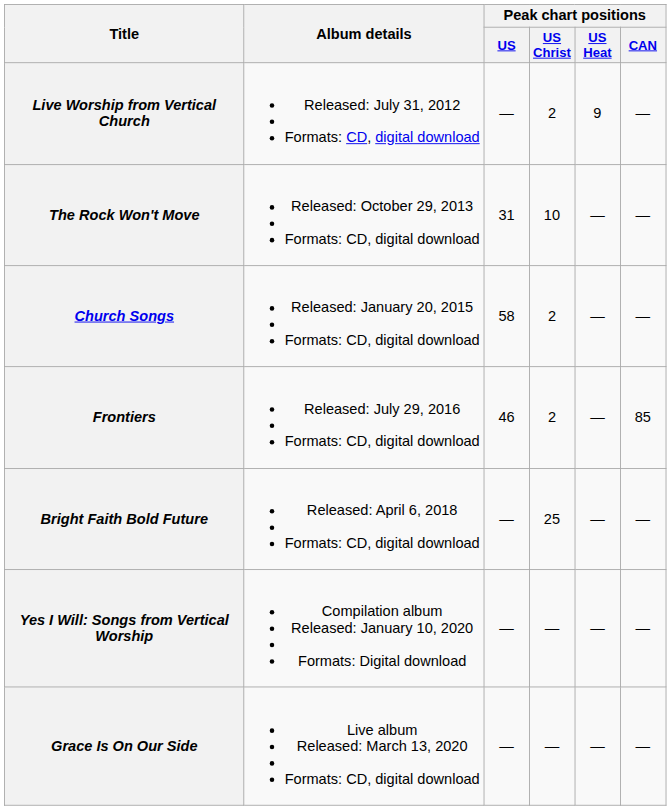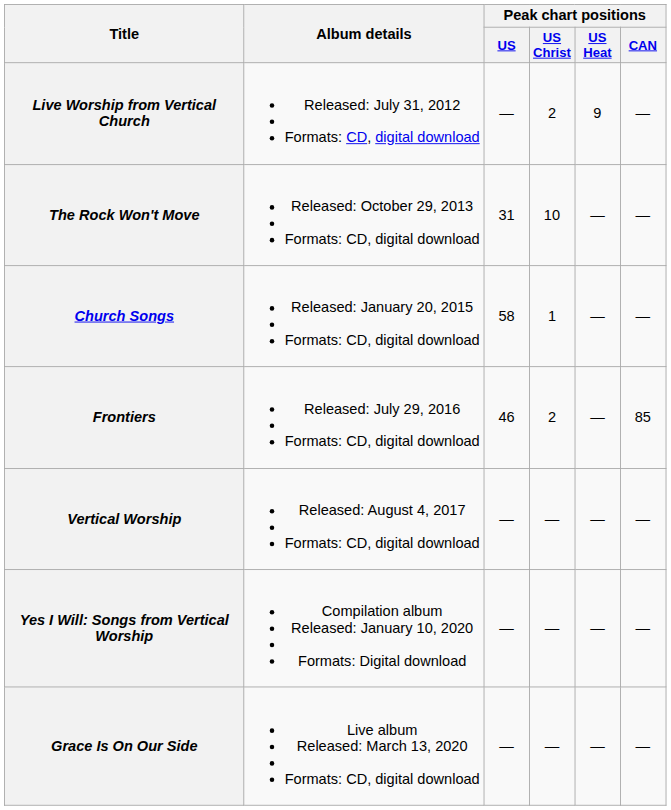(552, 316) 2 -> (552, 316) 1
+ row: (124, 518)
- row: (124, 518)
